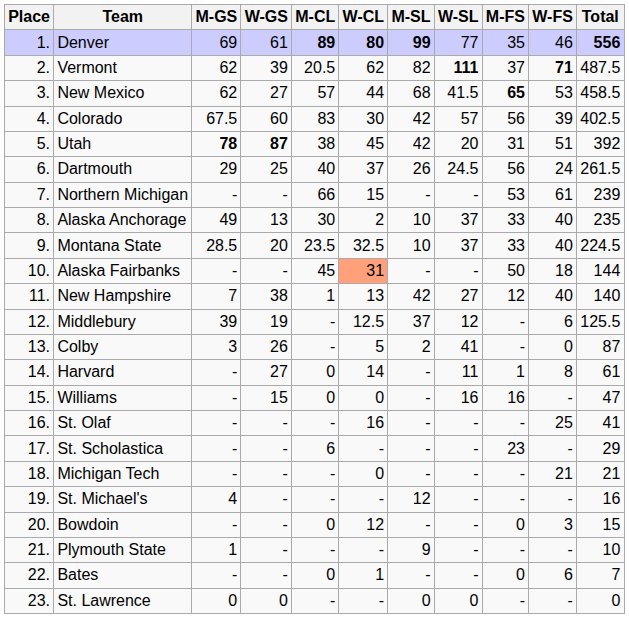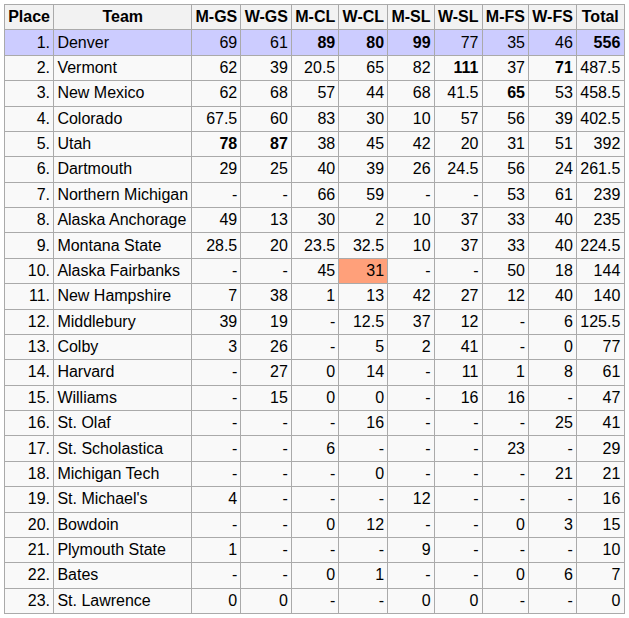(375, 67) 62 -> (375, 67) 65
(279, 93) 27 -> (279, 93) 68
(422, 118) 42 -> (422, 118) 10
(375, 169) 37 -> (375, 169) 39
(375, 194) 15 -> (375, 194) 59
(611, 347) 87 -> (611, 347) 77
